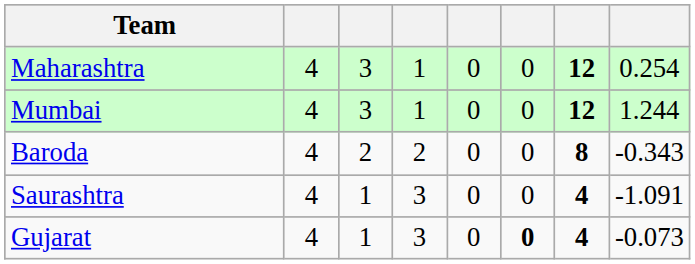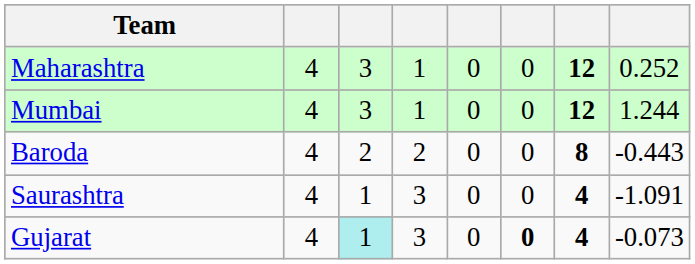(649, 68) 0.254 -> (649, 68) 0.252
(649, 152) -0.343 -> (649, 152) -0.443
(365, 237) no background -> (365, 237) paleturquoise background
